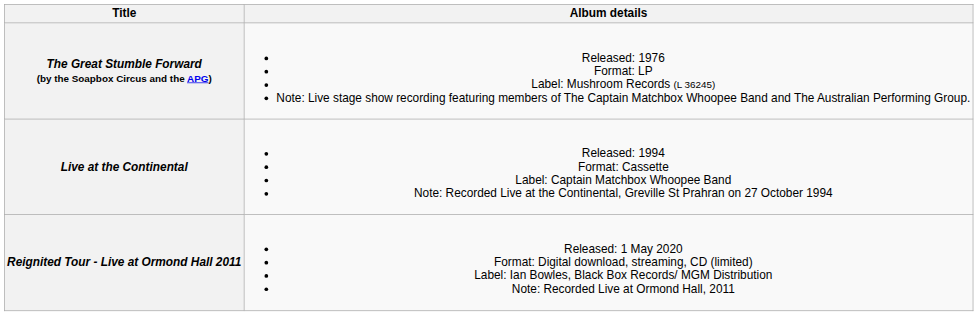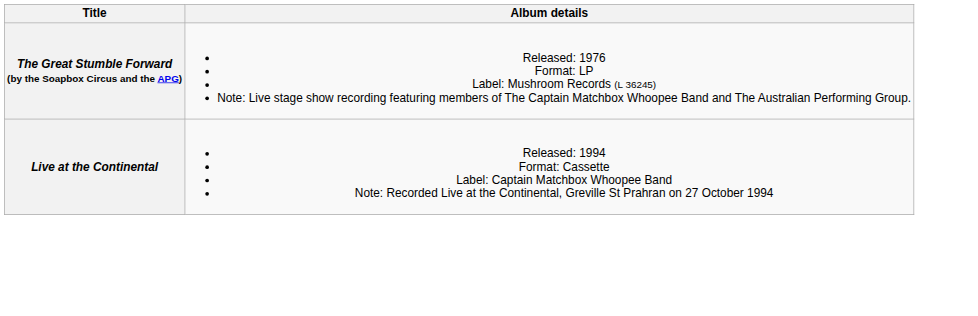- row: (124, 262)
